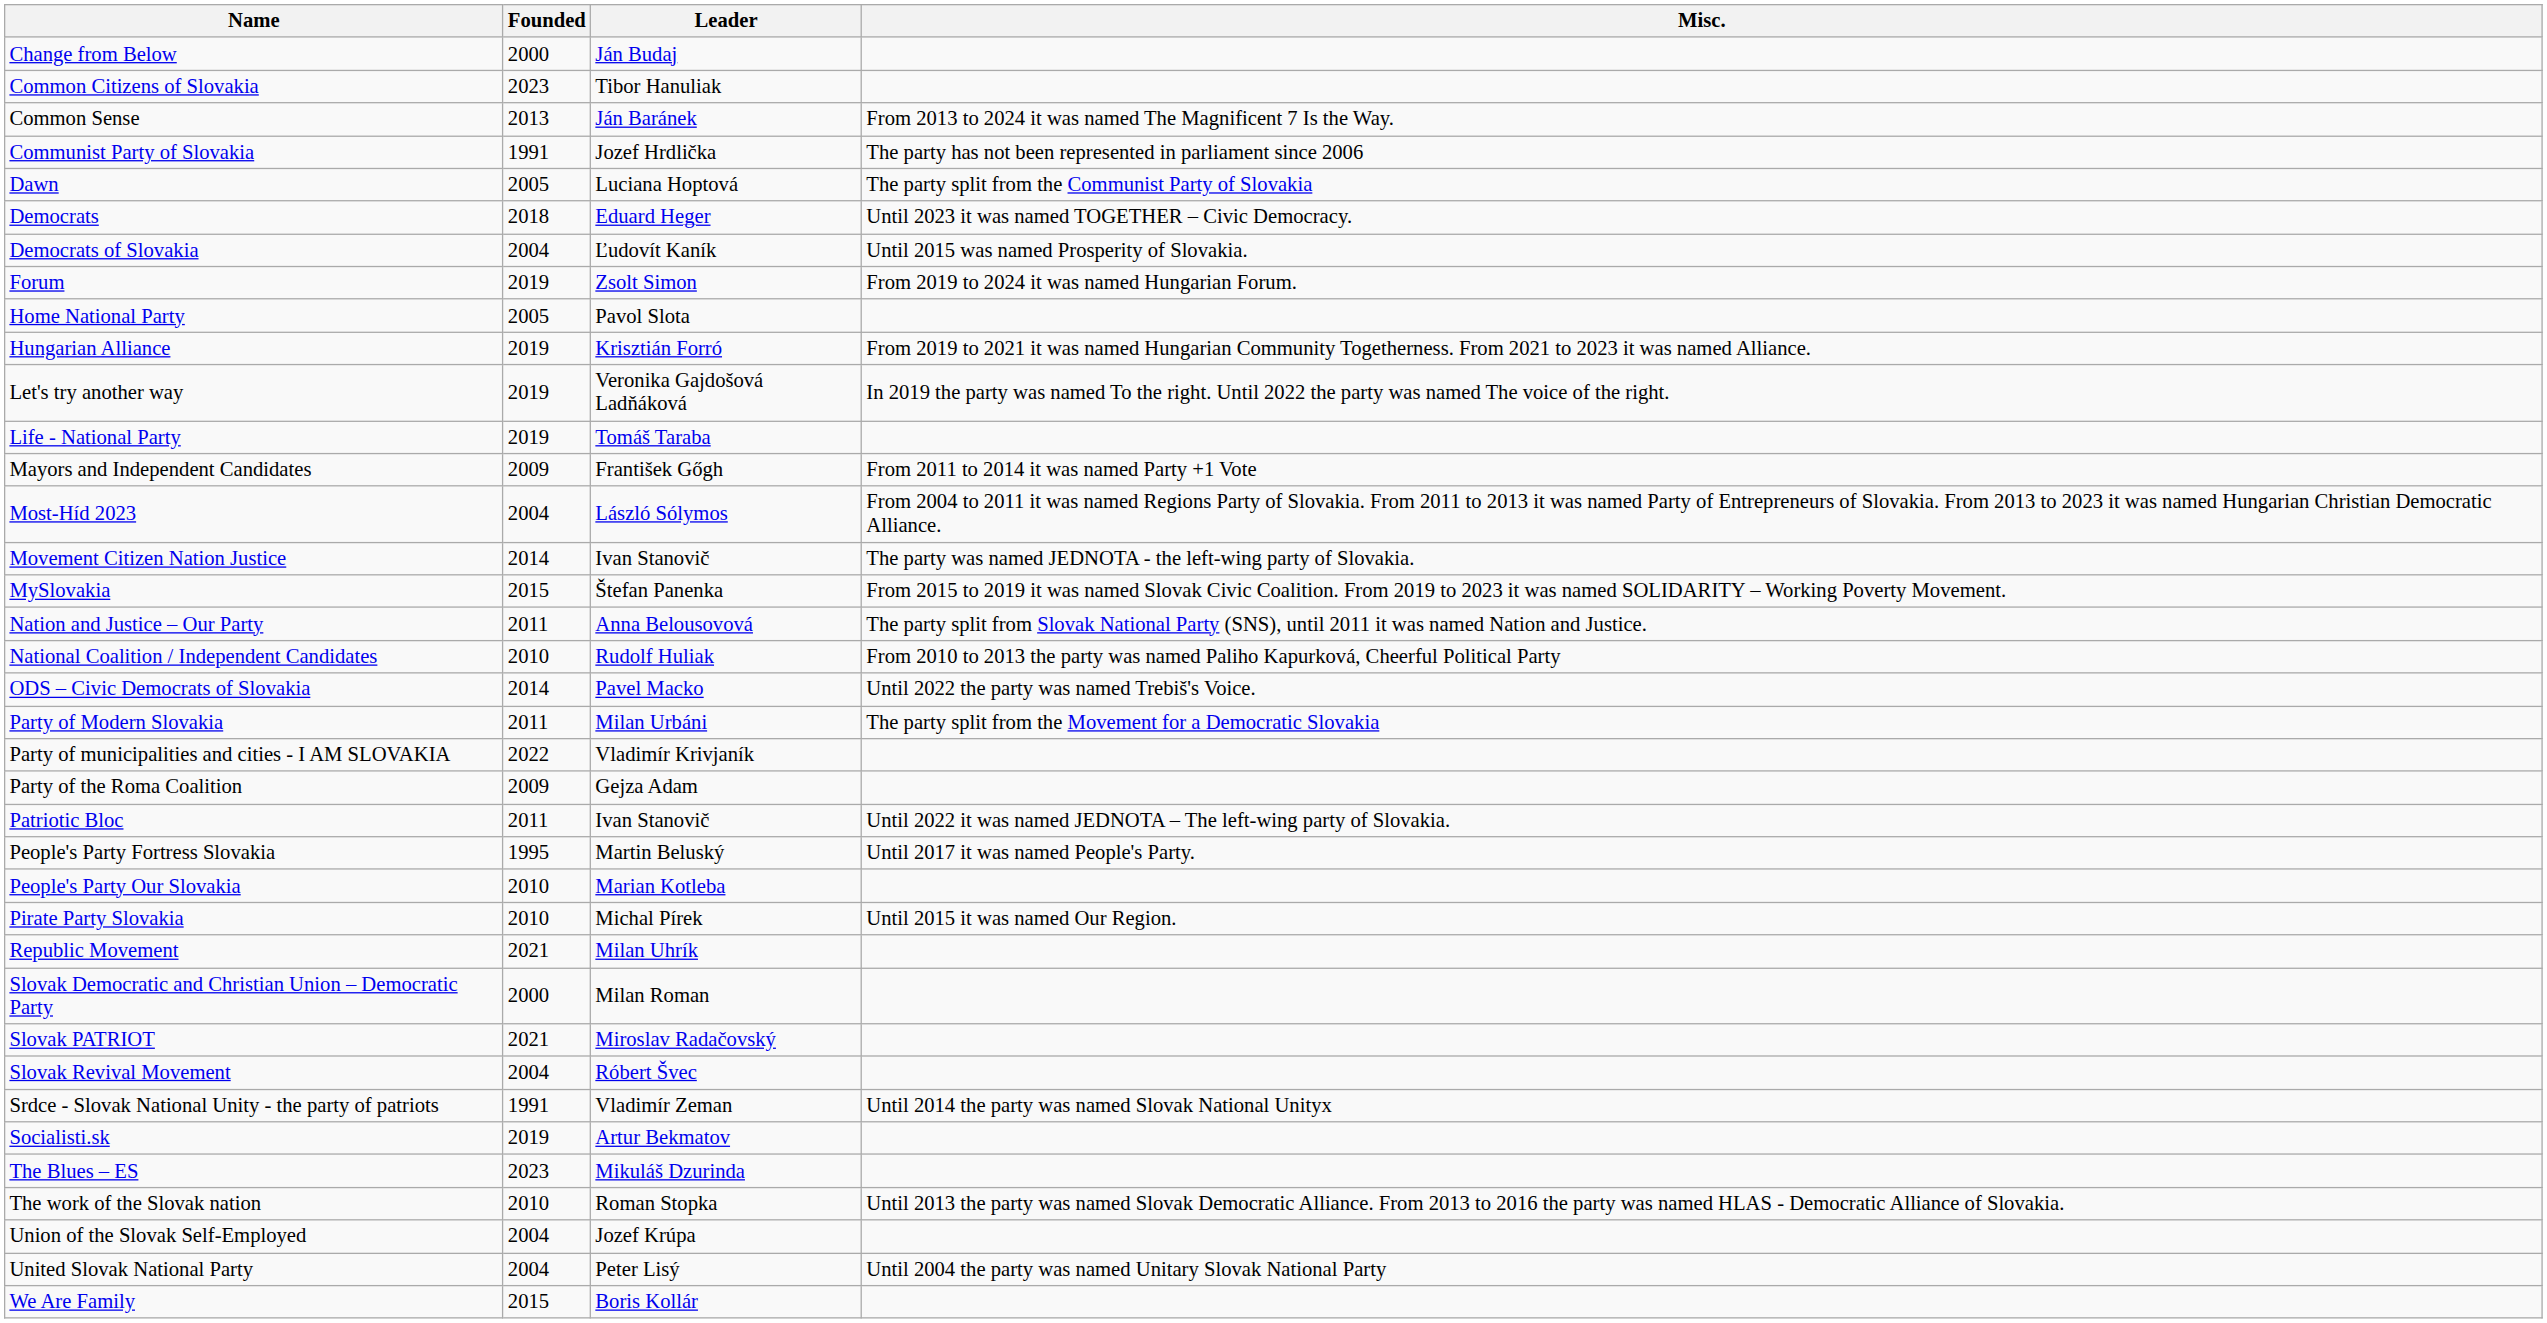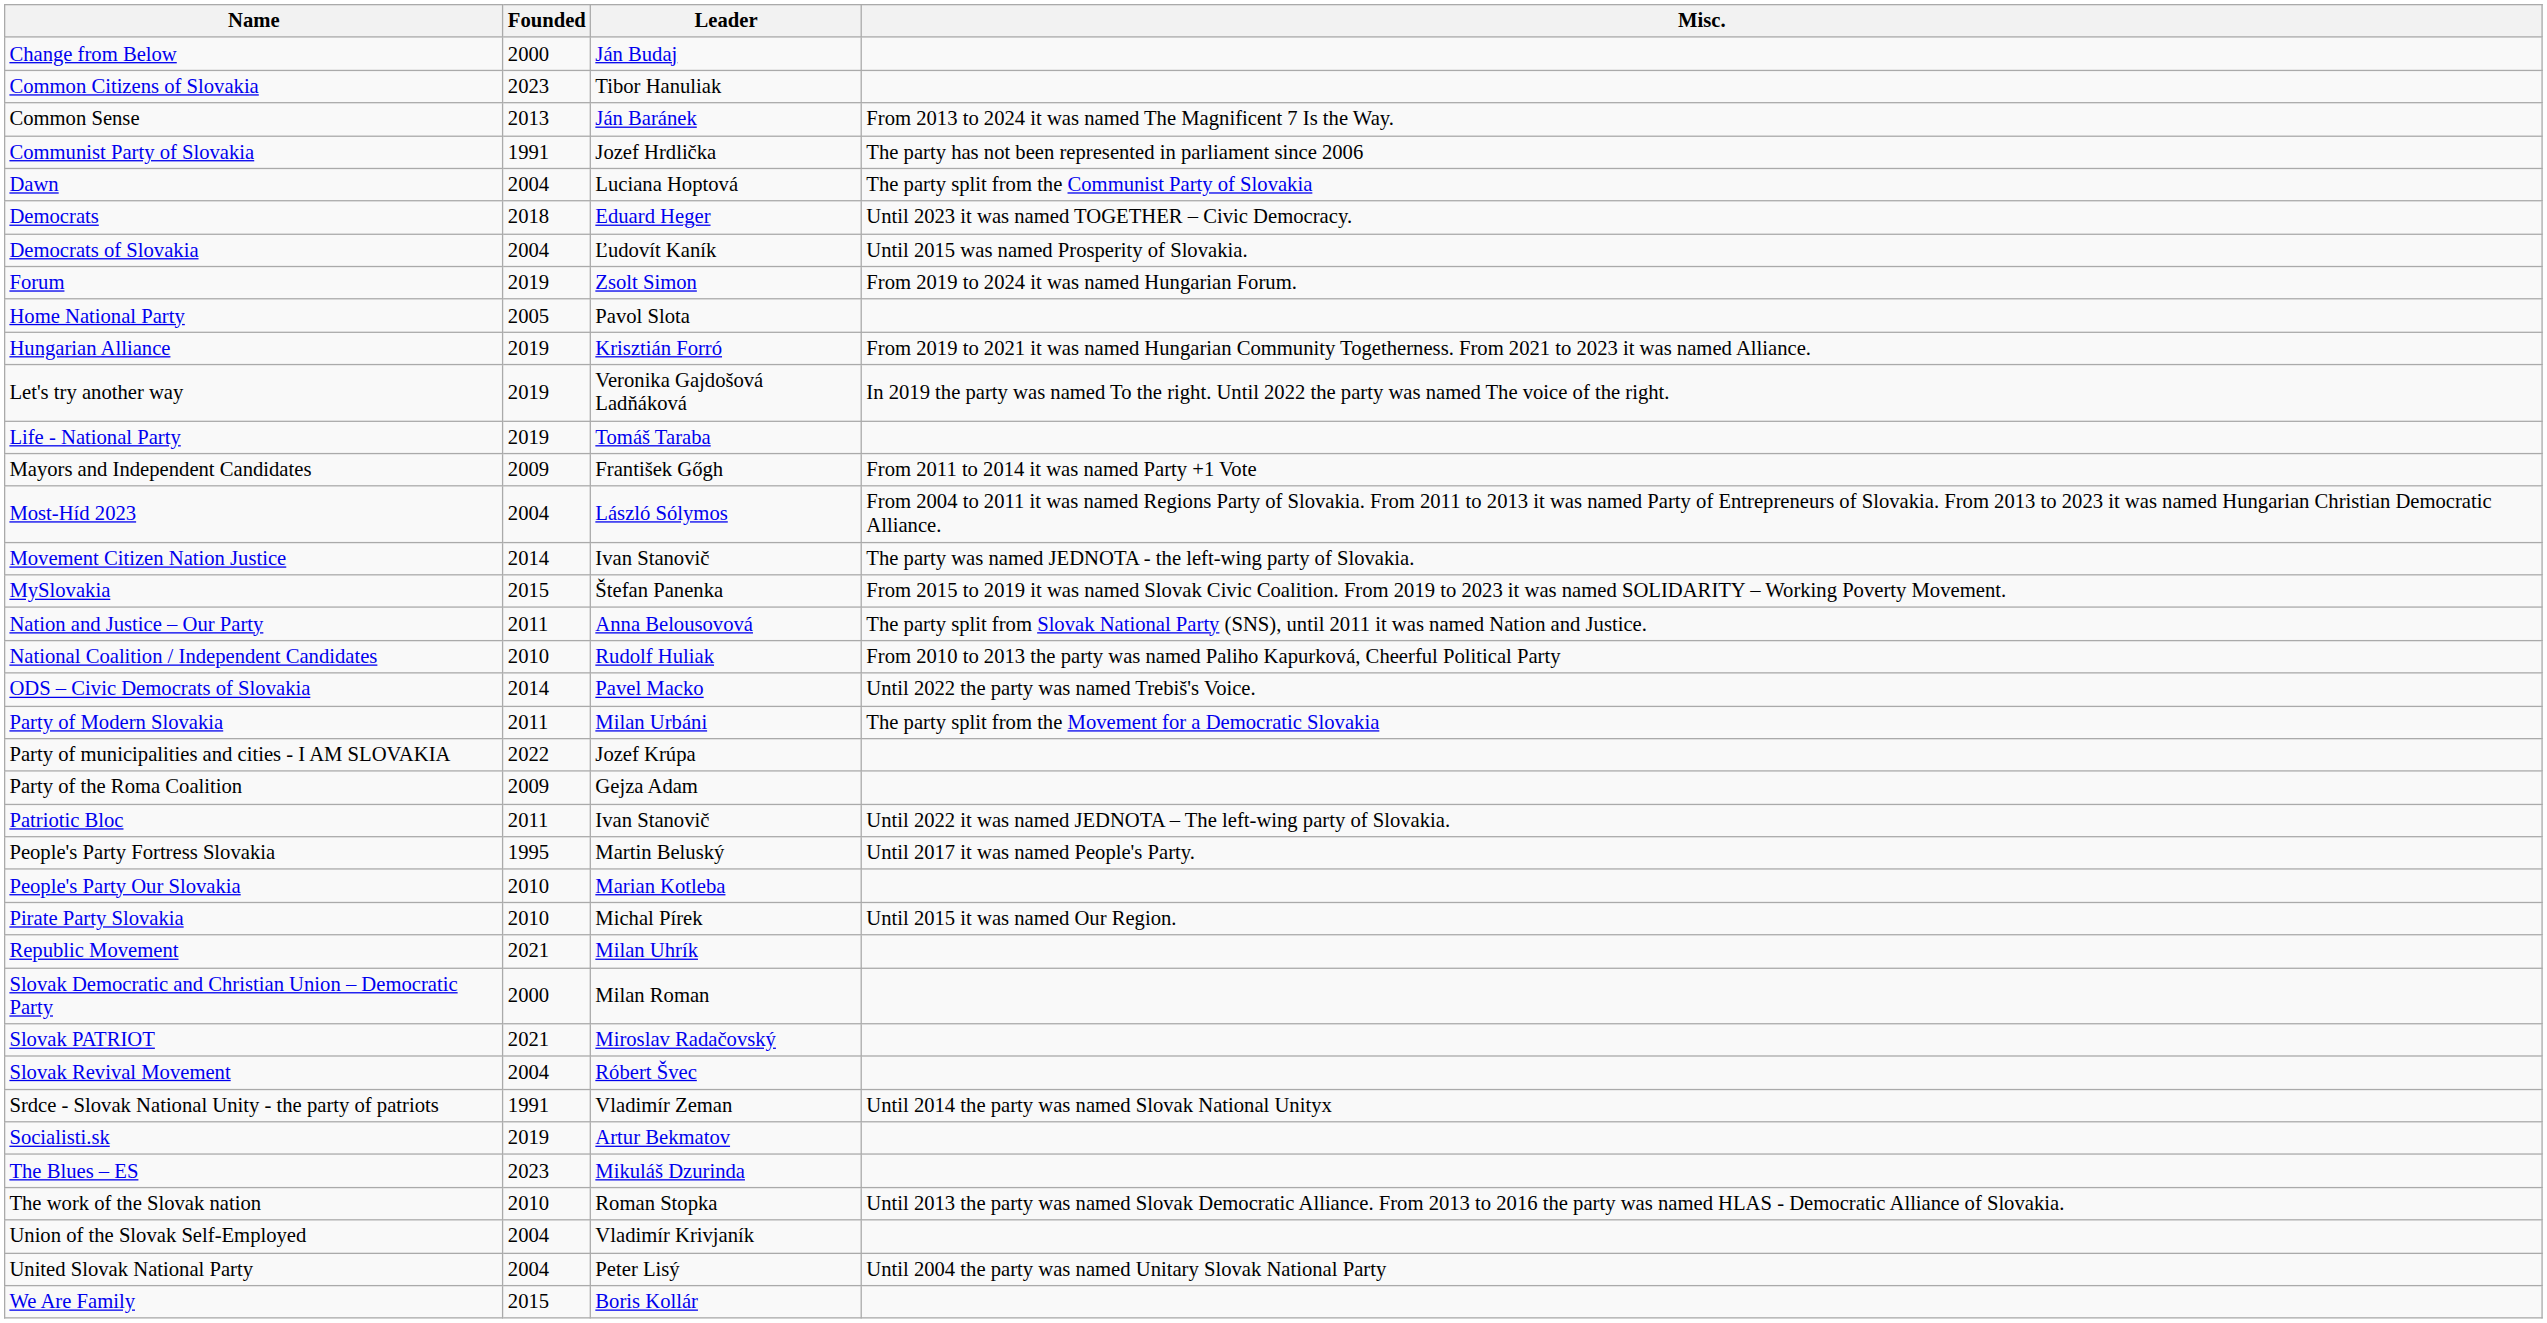(528, 184) 2005 -> (528, 184) 2004
(675, 754) Vladimír Krivjaník -> (645, 754) Jozef Krúpa
(645, 1236) Jozef Krúpa -> (675, 1236) Vladimír Krivjaník
